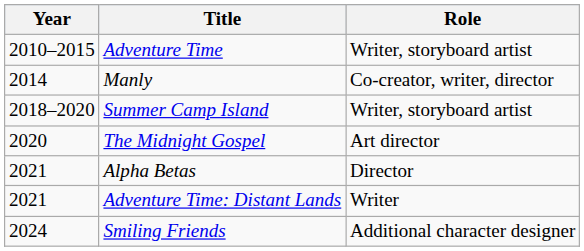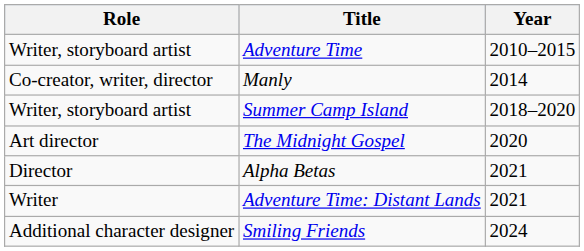columns swapped: (52, 19) <-> (463, 19)
